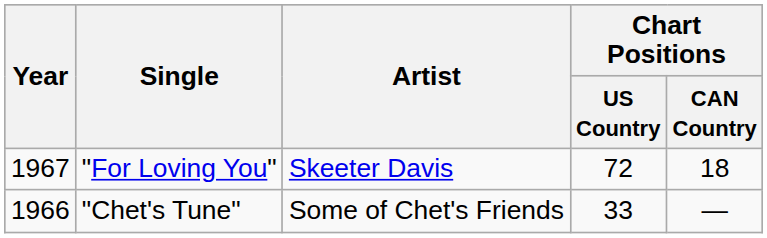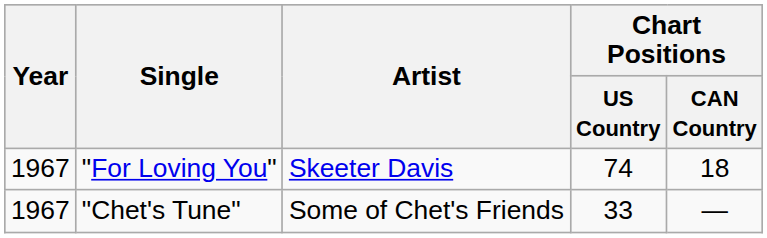(618, 168) 72 -> (618, 168) 74
(40, 210) 1966 -> (40, 210) 1967
